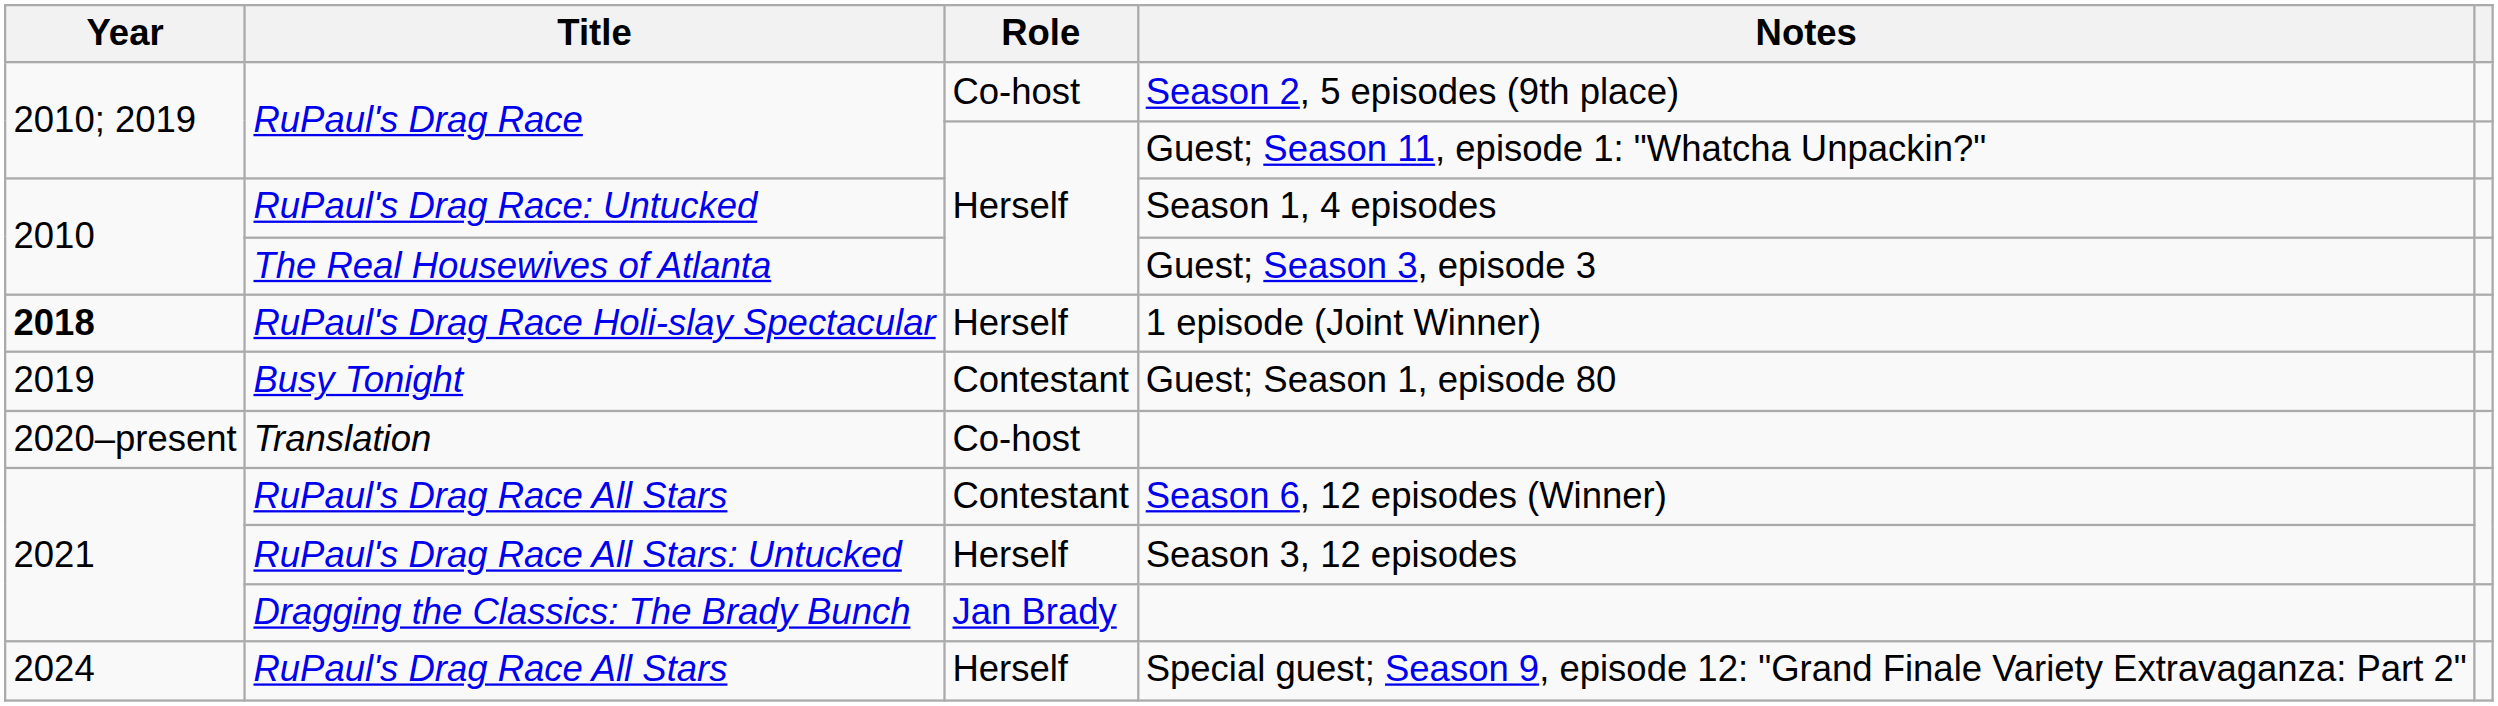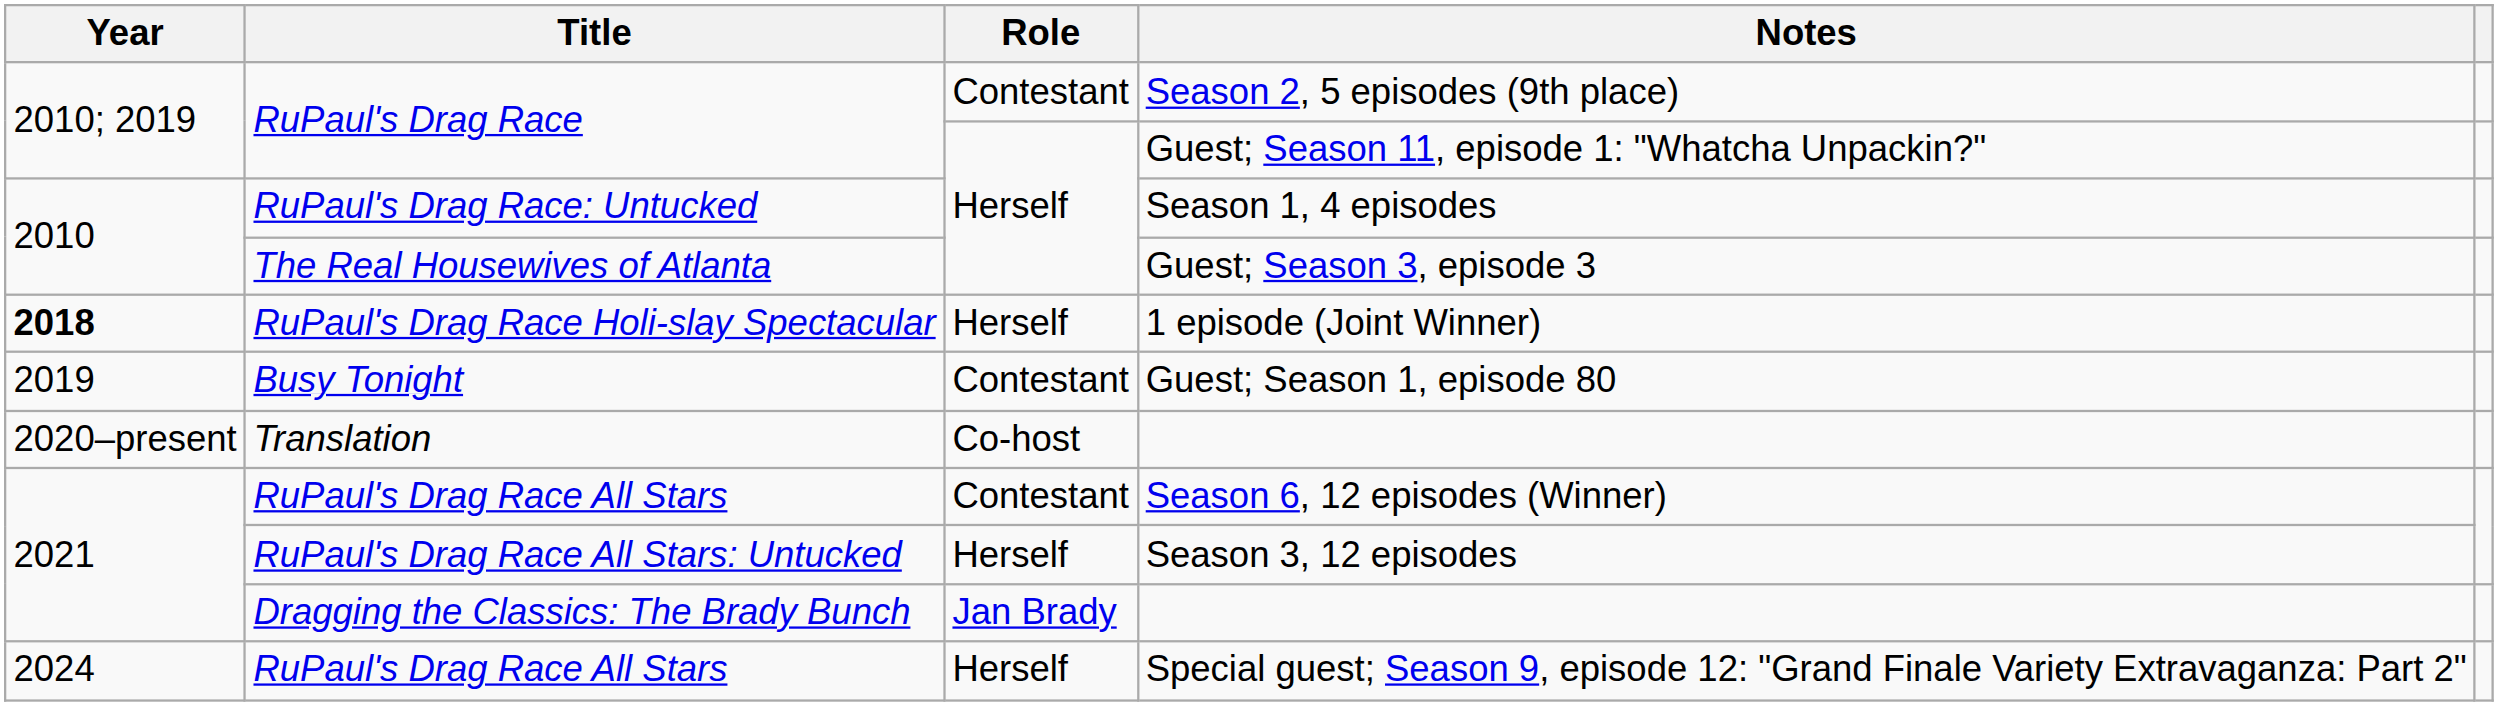(1016, 91) Co-host -> (1041, 91) Contestant
